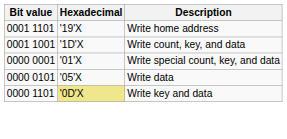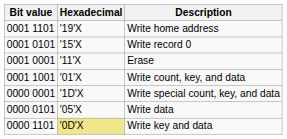+ row: (159, 45)
+ row: (141, 61)
(72, 45) '1D'X -> (71, 77) '01'X
(71, 61) '01'X -> (72, 93) '1D'X
